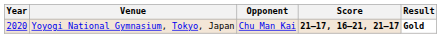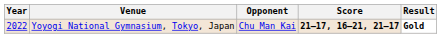(17, 26) 2020 -> (17, 26) 2022
